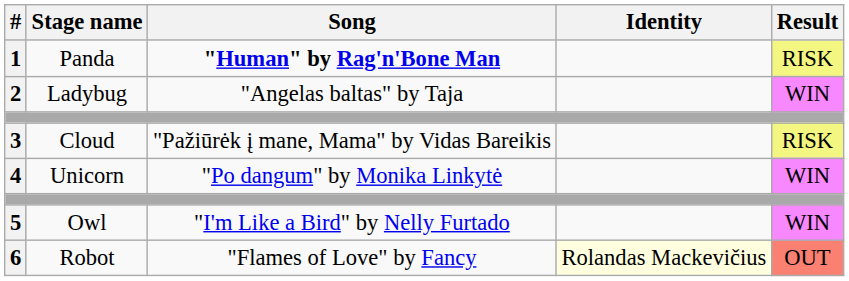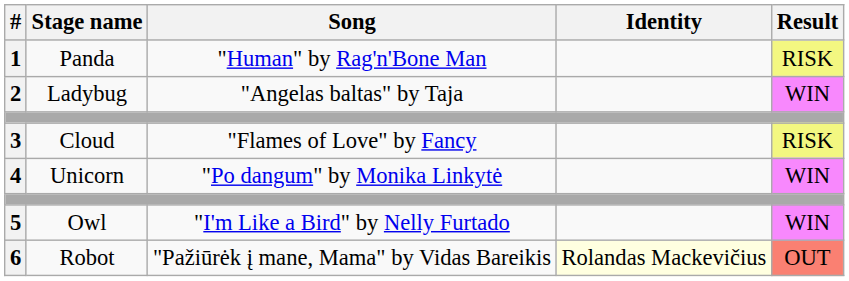(352, 58) bold -> (352, 58) normal
(352, 140) "Pažiūrėk į mane, Mama" by Vidas Bareikis -> (352, 140) "Flames of Love" by Fancy
(352, 257) "Flames of Love" by Fancy -> (352, 257) "Pažiūrėk į mane, Mama" by Vidas Bareikis
